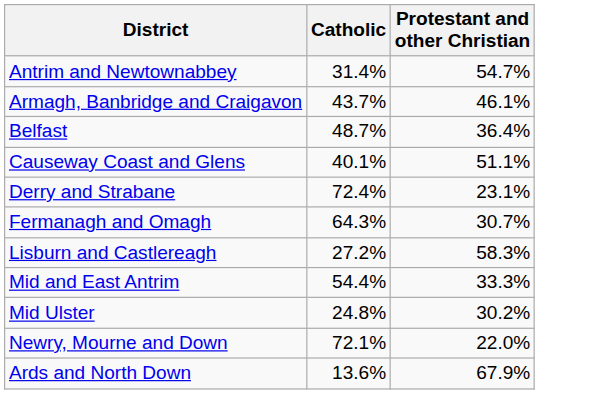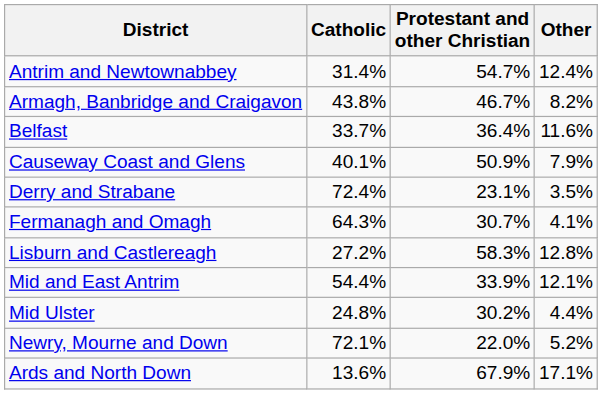+ column: (566, 30)
(359, 101) 43.7% -> (359, 101) 43.8%
(503, 101) 46.1% -> (503, 101) 46.7%
(359, 131) 48.7% -> (359, 131) 33.7%
(503, 161) 51.1% -> (503, 161) 50.9%
(503, 282) 33.3% -> (503, 282) 33.9%
